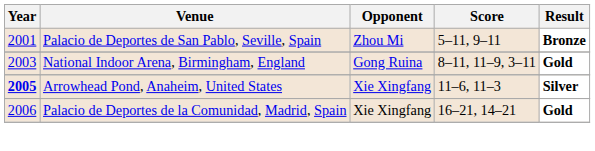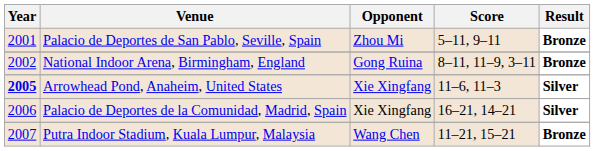(22, 63) 2003 -> (22, 63) 2002
(558, 63) Gold -> (564, 63) Bronze
(558, 110) Gold -> (560, 110) Silver
+ row: (179, 134)
